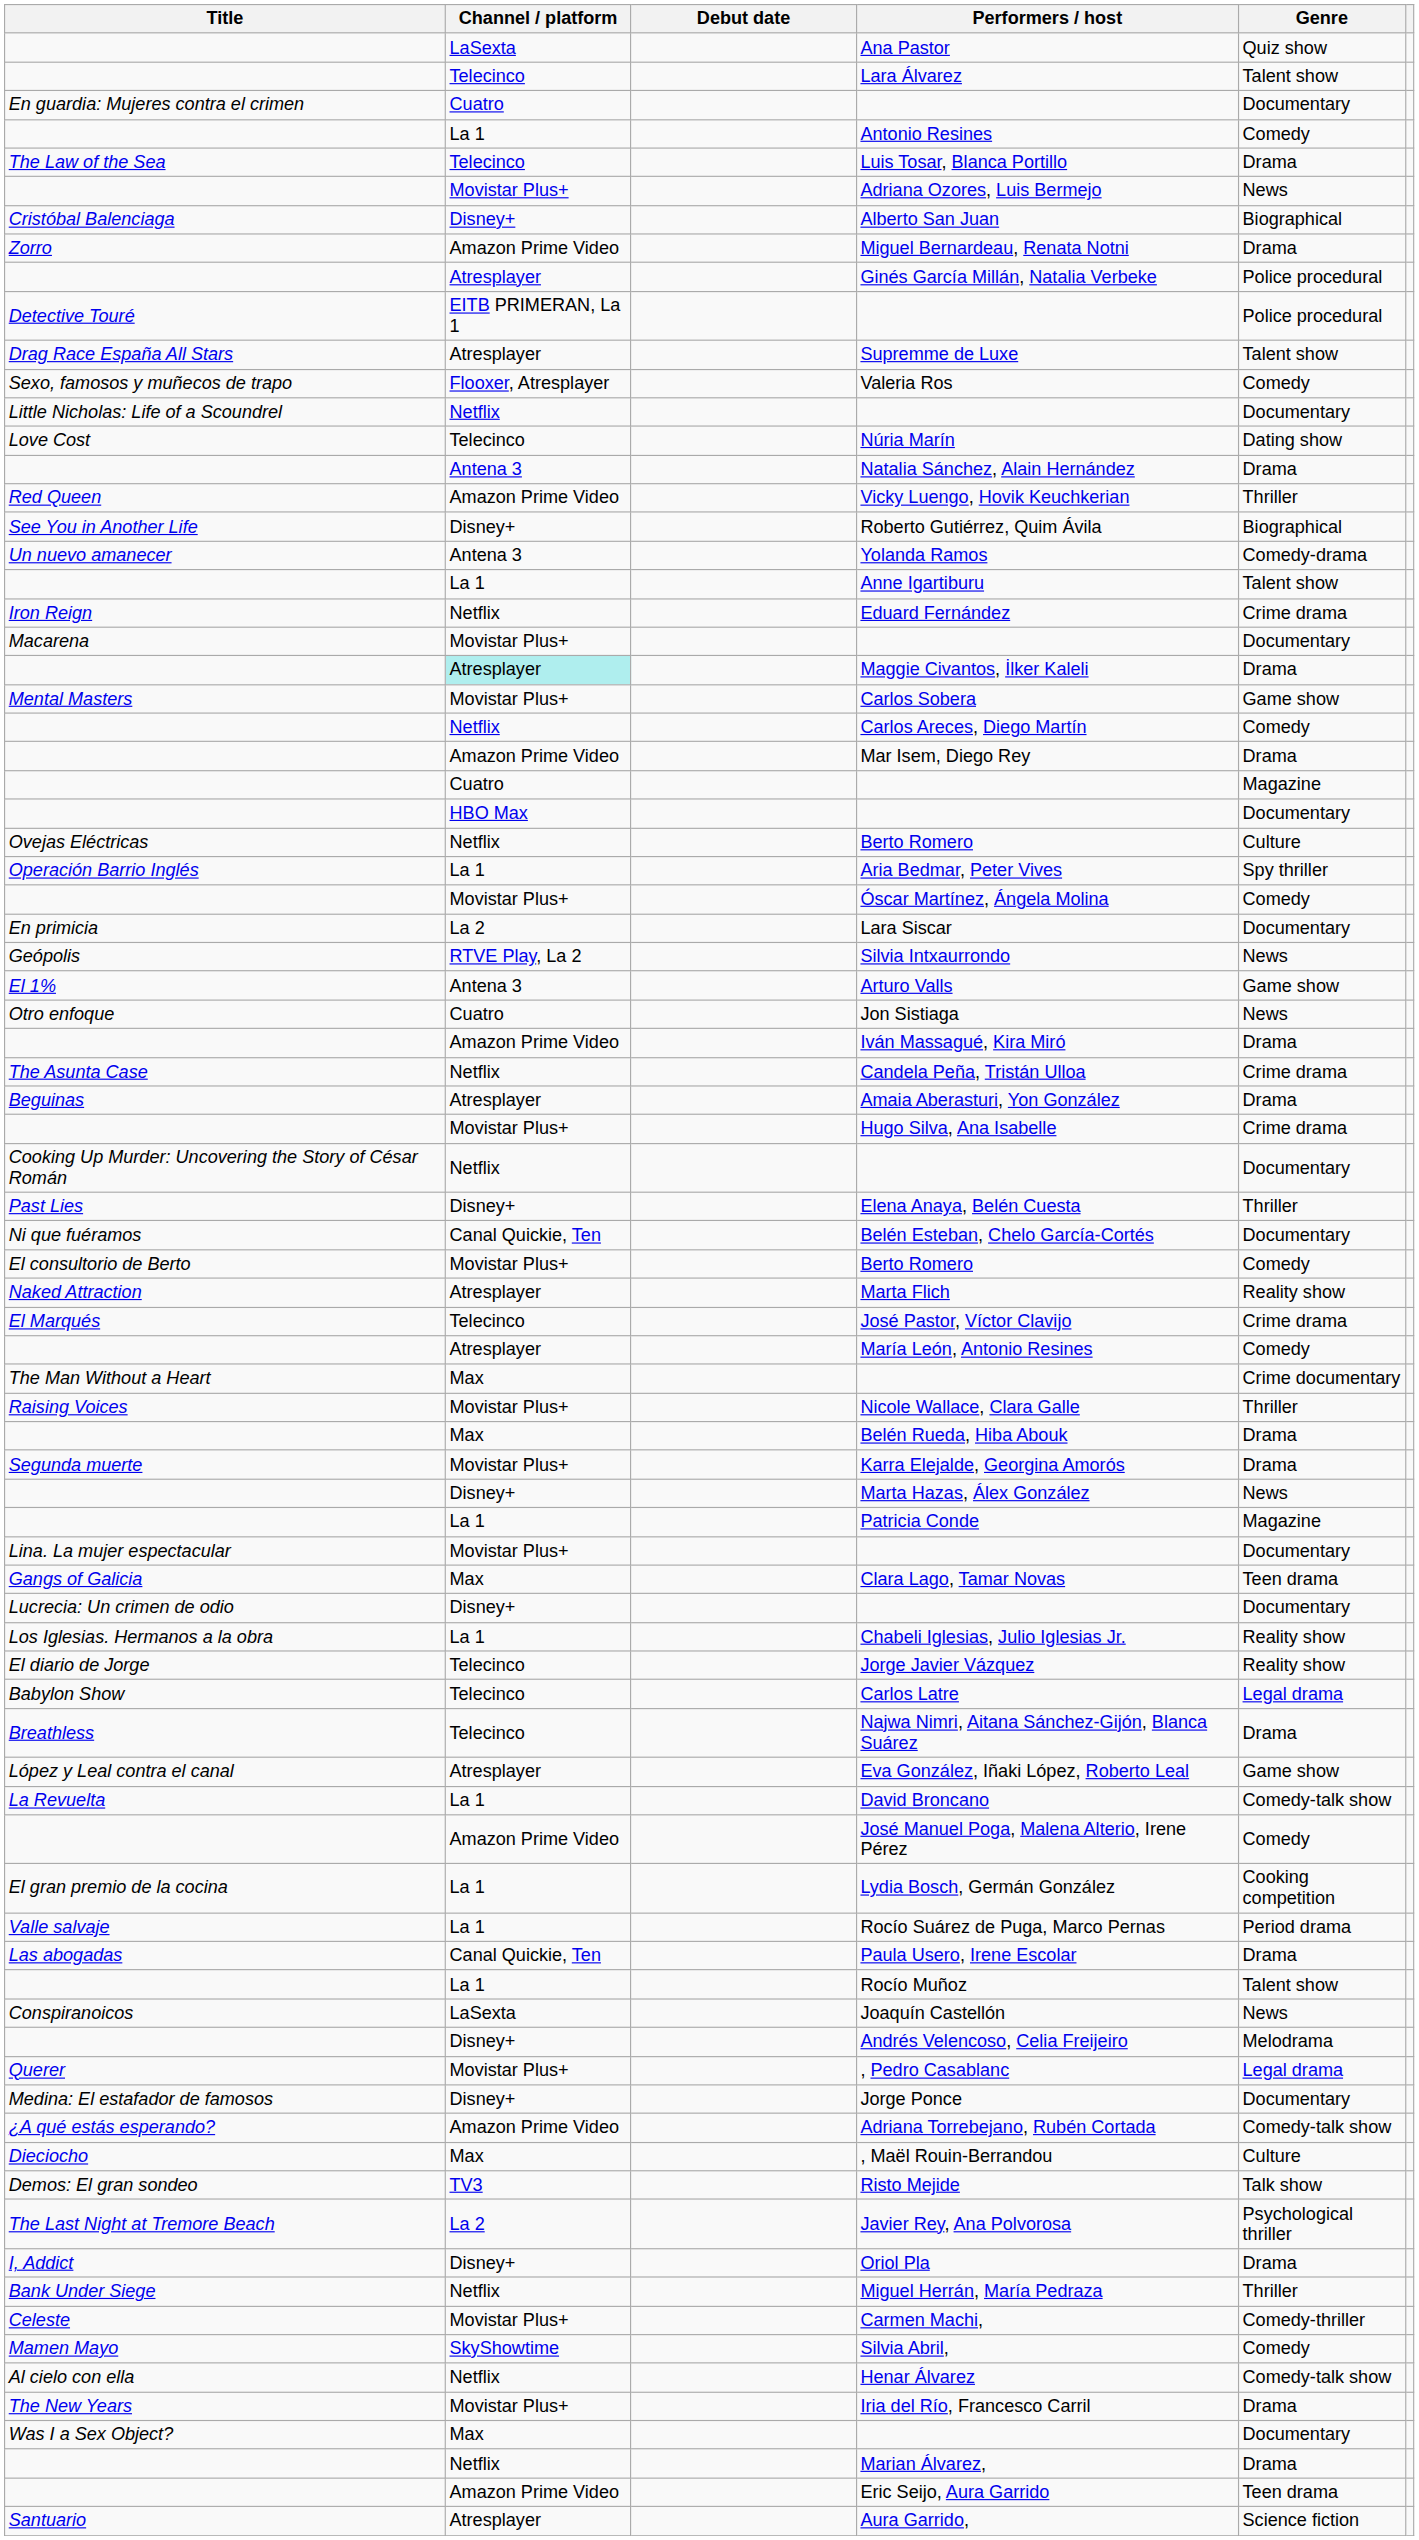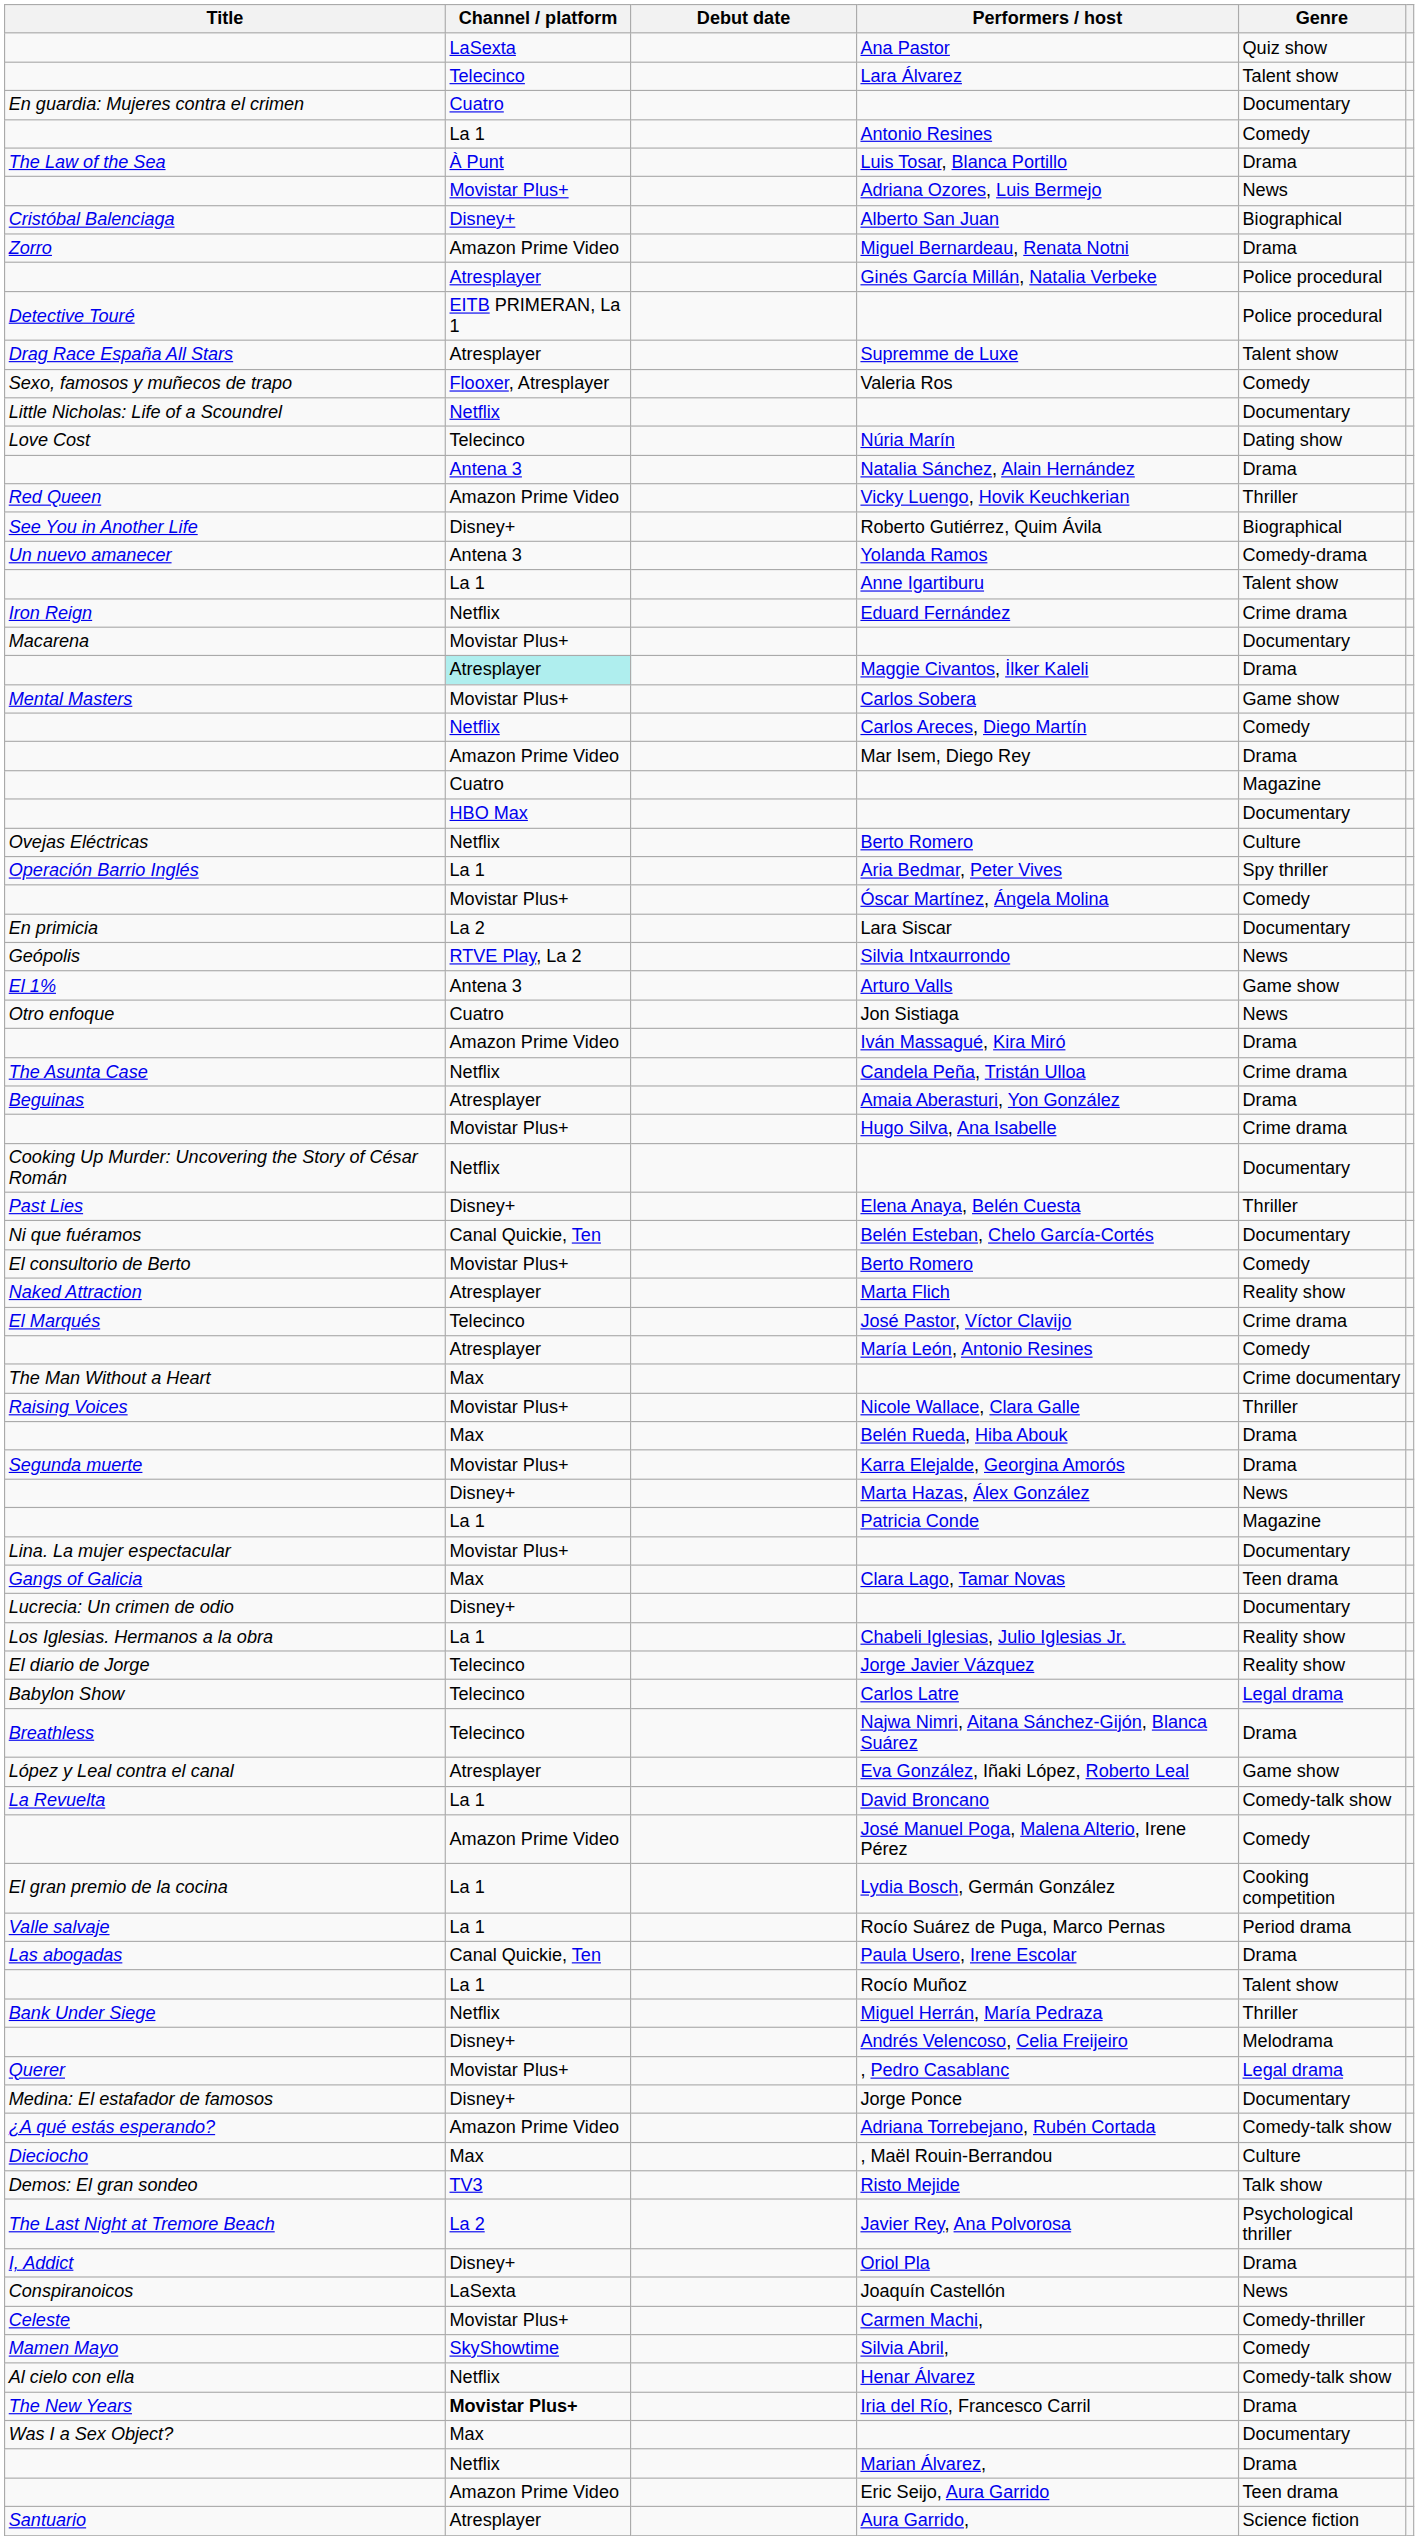(487, 162) Telecinco -> (477, 162) À Punt
rows swapped: (71, 2013) <-> (82, 2291)
(509, 2406) normal -> (514, 2406) bold
